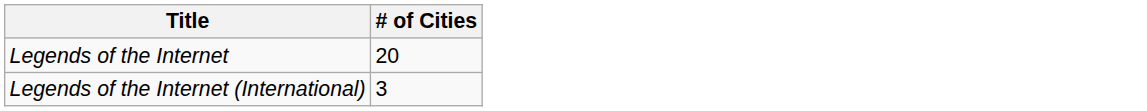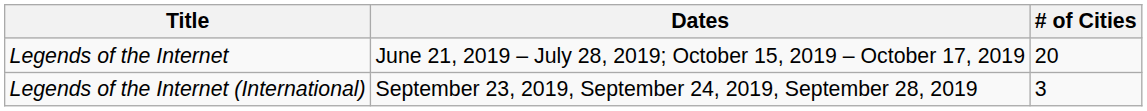+ column: (700, 21)
